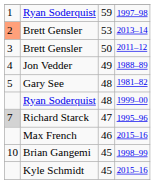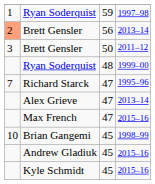(106, 30) 53 -> (108, 30) 56
- row: (48, 65)
- row: (43, 83)
(10, 118) lightgrey background -> (10, 83) no background
+ row: (50, 100)
(106, 135) 46 -> (108, 118) 47
+ row: (60, 153)
